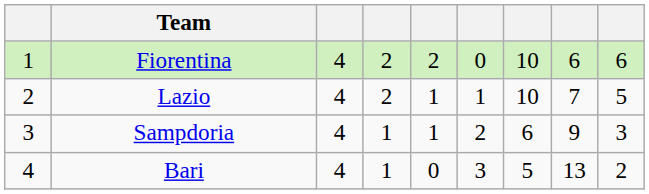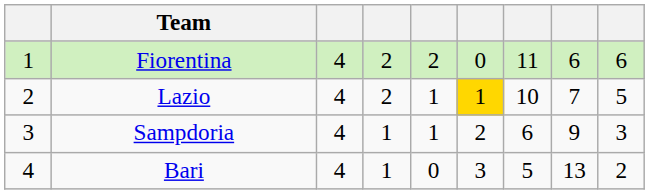(527, 59) 10 -> (527, 59) 11
(480, 96) no background -> (480, 96) gold background
